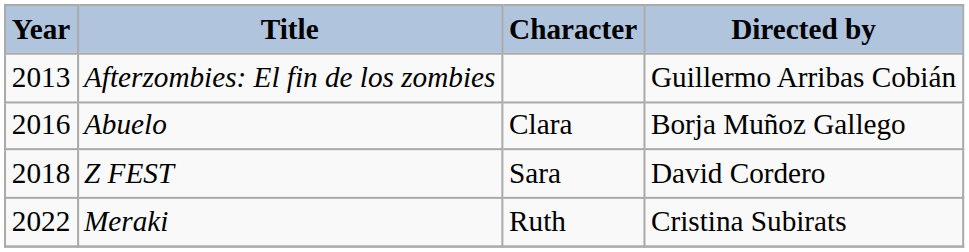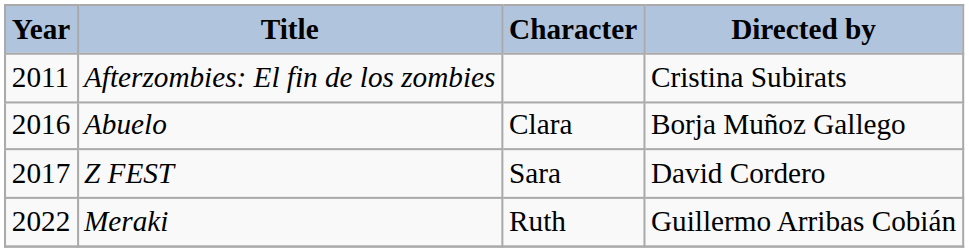(41, 77) 2013 -> (41, 77) 2011
(804, 77) Guillermo Arribas Cobián -> (749, 77) Cristina Subirats
(41, 173) 2018 -> (41, 173) 2017
(749, 221) Cristina Subirats -> (804, 221) Guillermo Arribas Cobián
